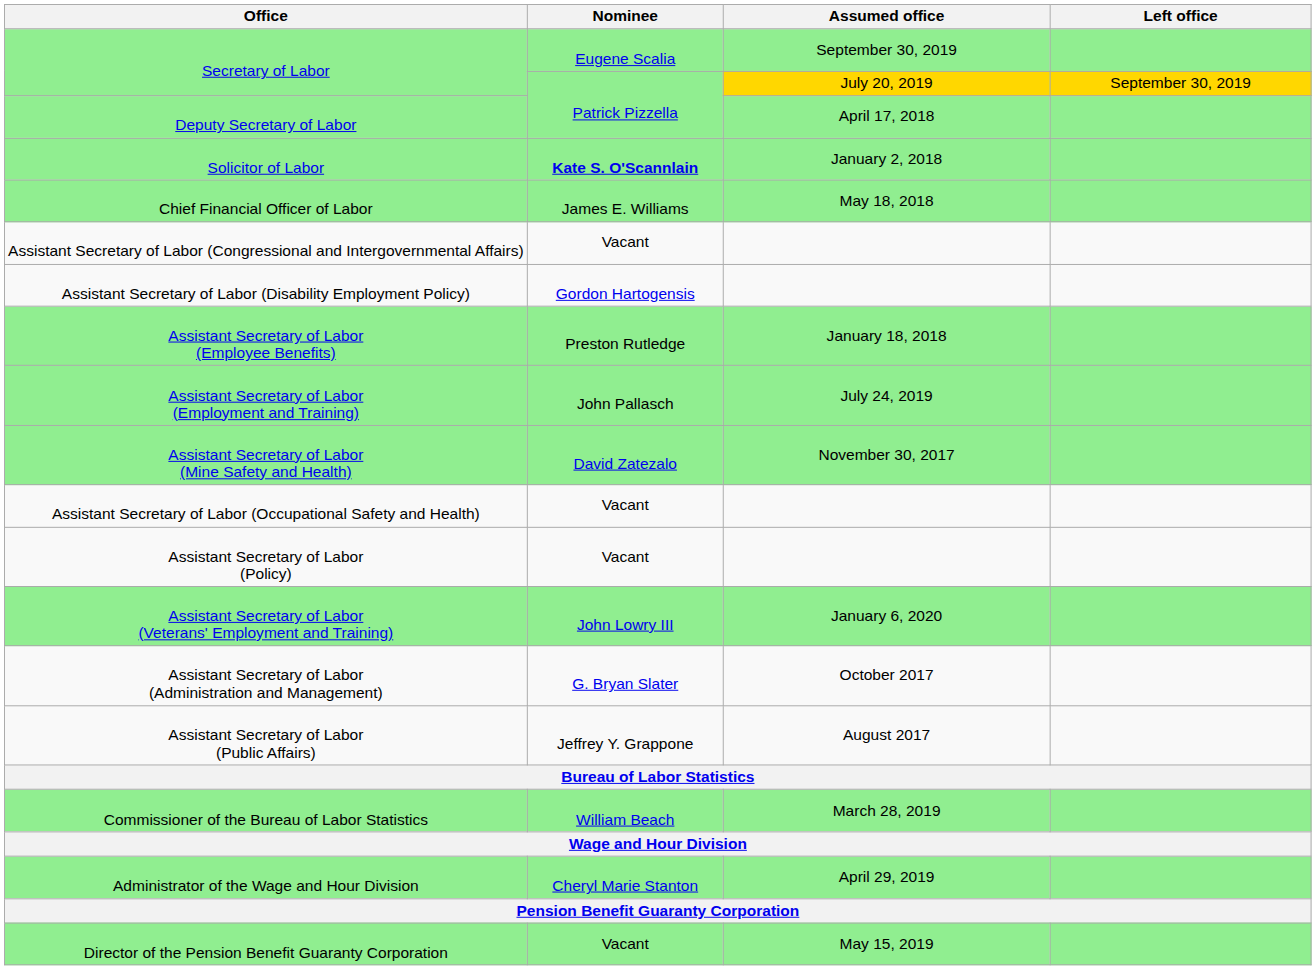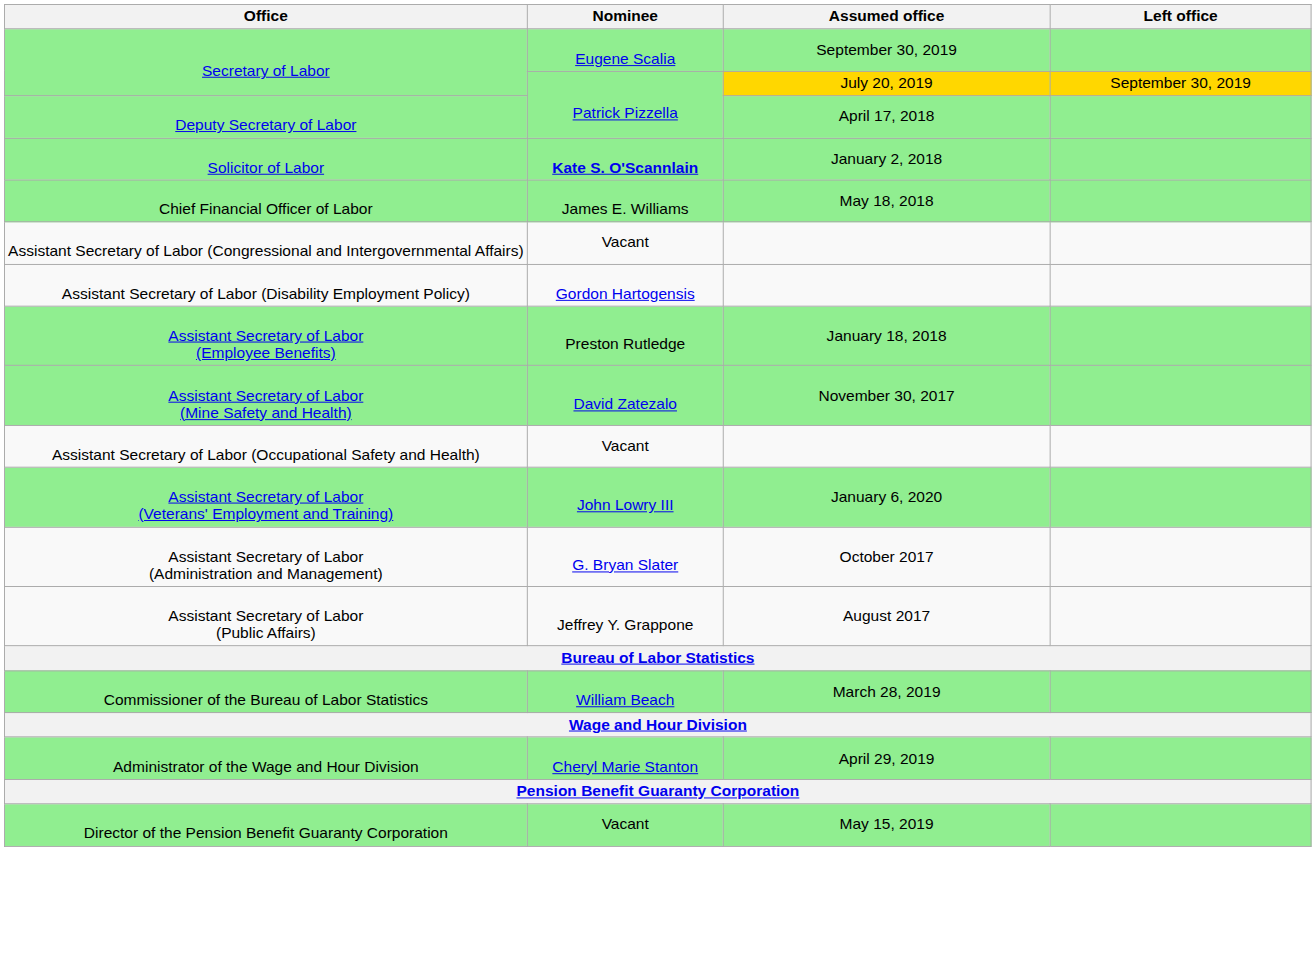- row: (266, 404)
- row: (266, 565)
